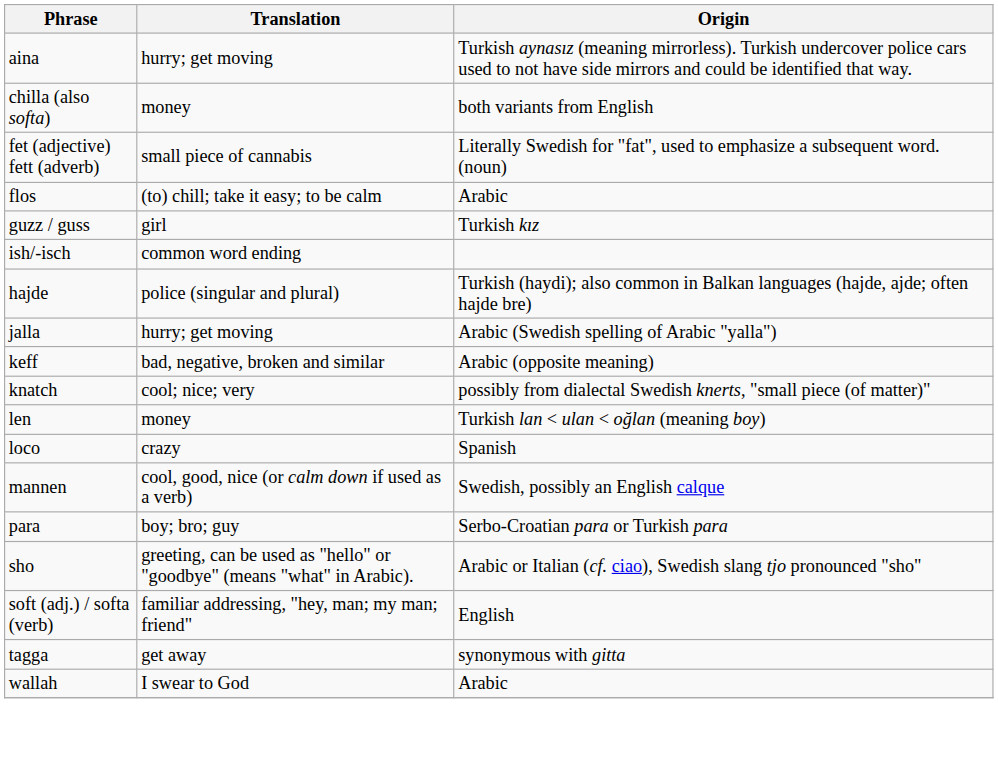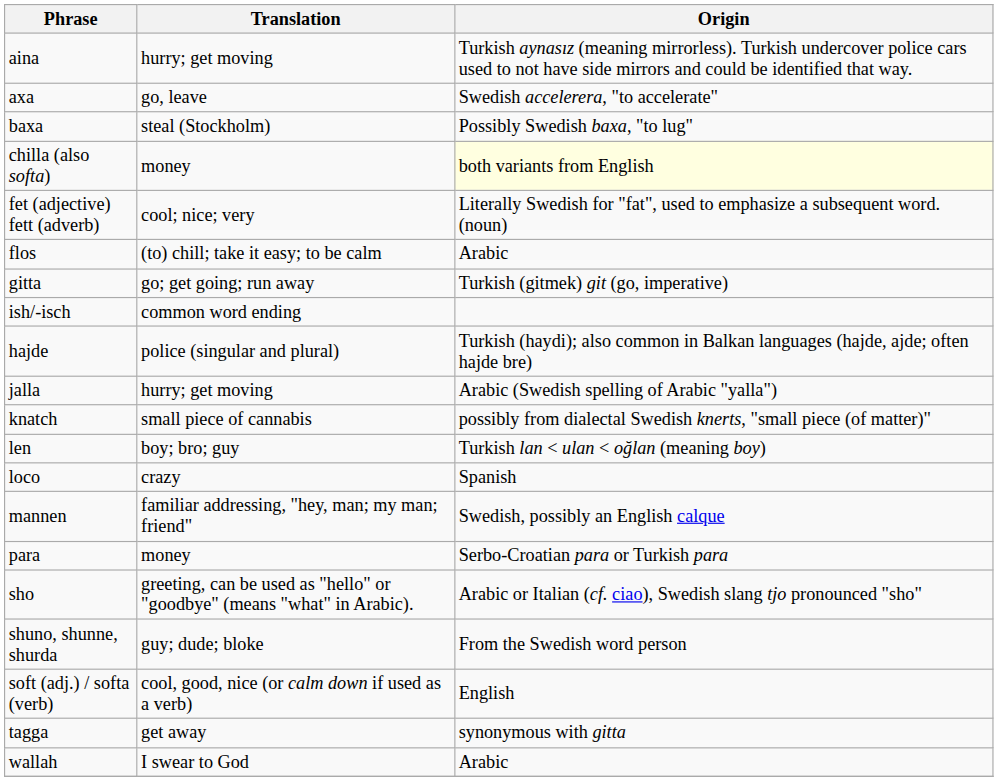+ row: (21, 97)
+ row: (26, 126)
(556, 107) no background -> (556, 165) lightyellow background
(226, 157) small piece of cannabis -> (198, 214) cool; nice; very
+ row: (25, 283)
- row: (49, 225)
- row: (23, 361)
(198, 390) cool; nice; very -> (226, 419) small piece of cannabis
(166, 419) money -> (190, 448) boy; bro; guy
(291, 487) cool, good, nice (or calm down if used as a verb) -> (289, 516) familiar addressing, "hey, man; my man; friend"
(190, 526) boy; bro; guy -> (166, 555) money
+ row: (63, 644)
(289, 615) familiar addressing, "hey, man; my man; friend" -> (291, 693) cool, good, nice (or calm down if used as a verb)
